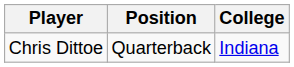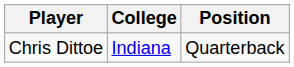columns swapped: (161, 18) <-> (252, 18)
